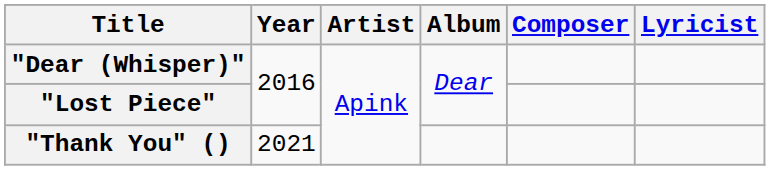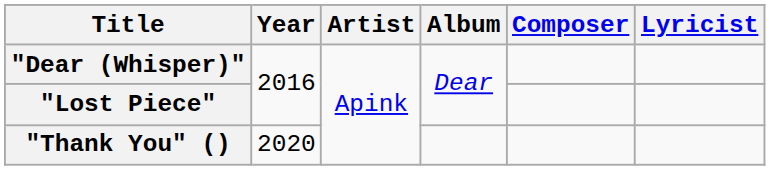(286, 144) 2021 -> (286, 144) 2020
